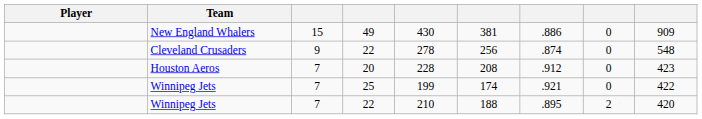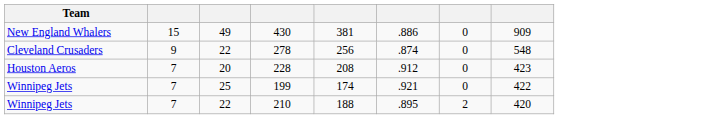- column: (76, 13)
